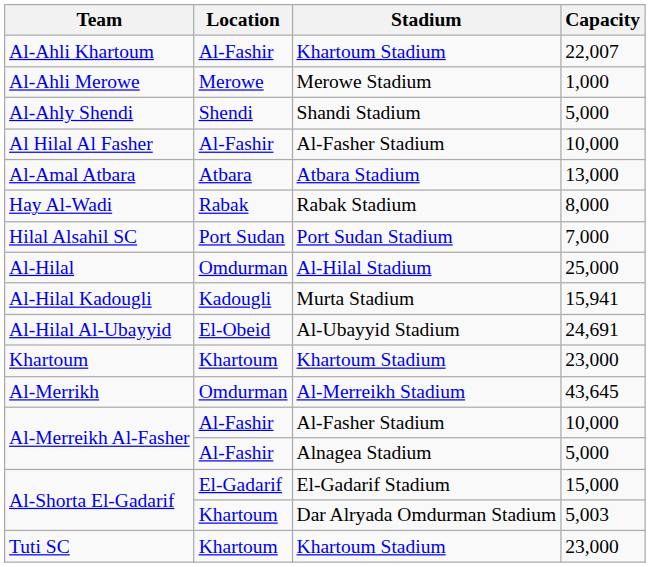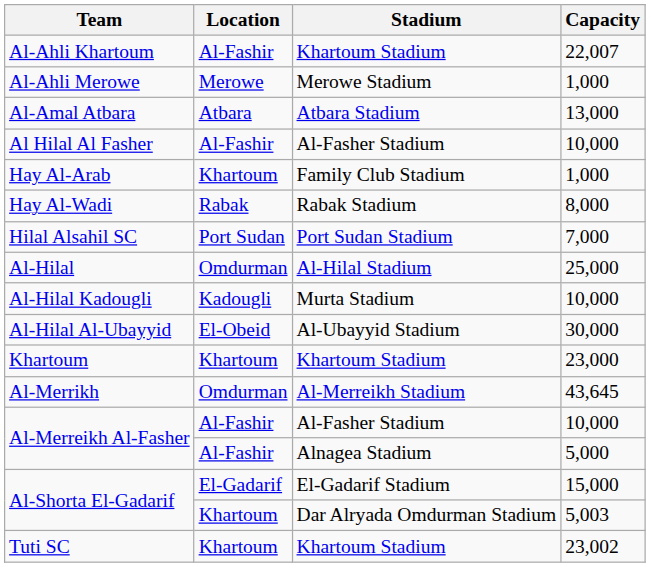- row: (71, 112)
rows swapped: (72, 174) <-> (81, 143)
+ row: (60, 174)
(592, 298) 15,941 -> (592, 298) 10,000
(592, 329) 24,691 -> (592, 329) 30,000
(592, 546) 23,000 -> (592, 546) 23,002
